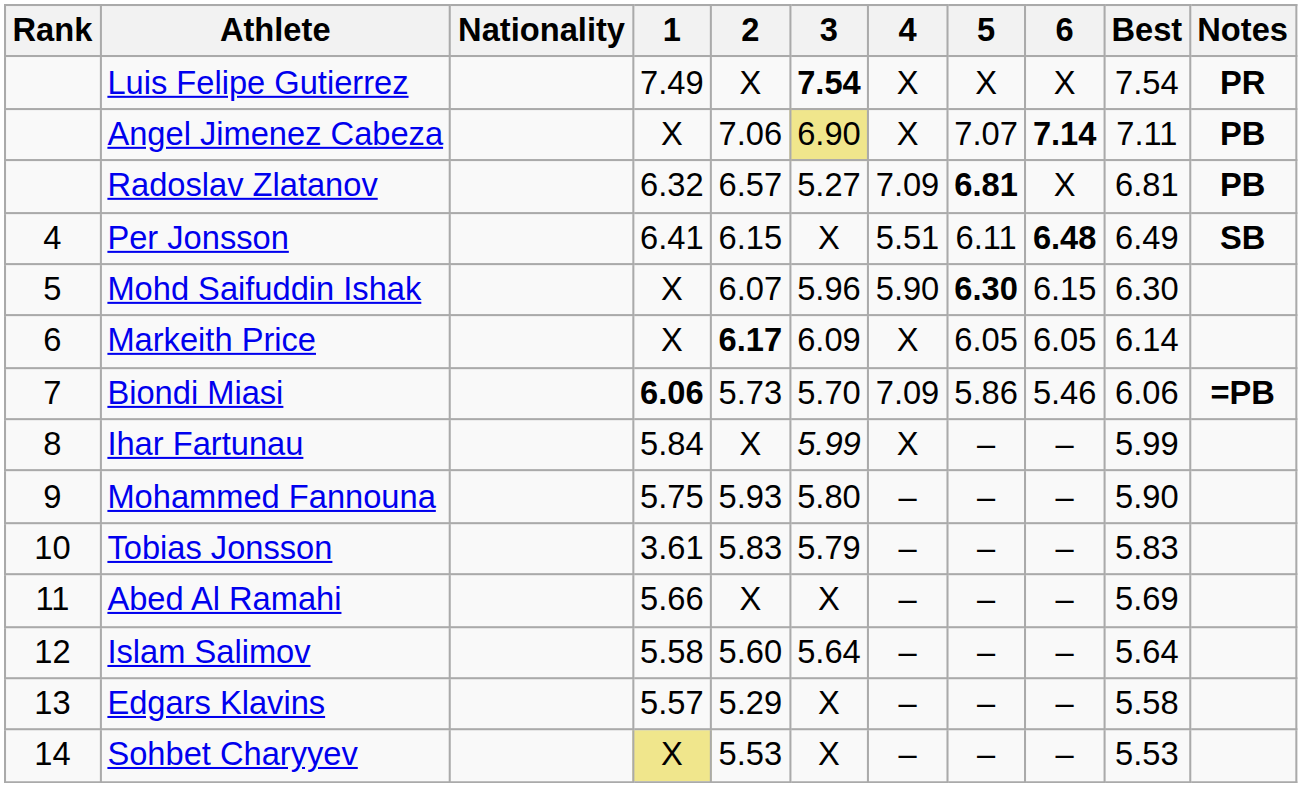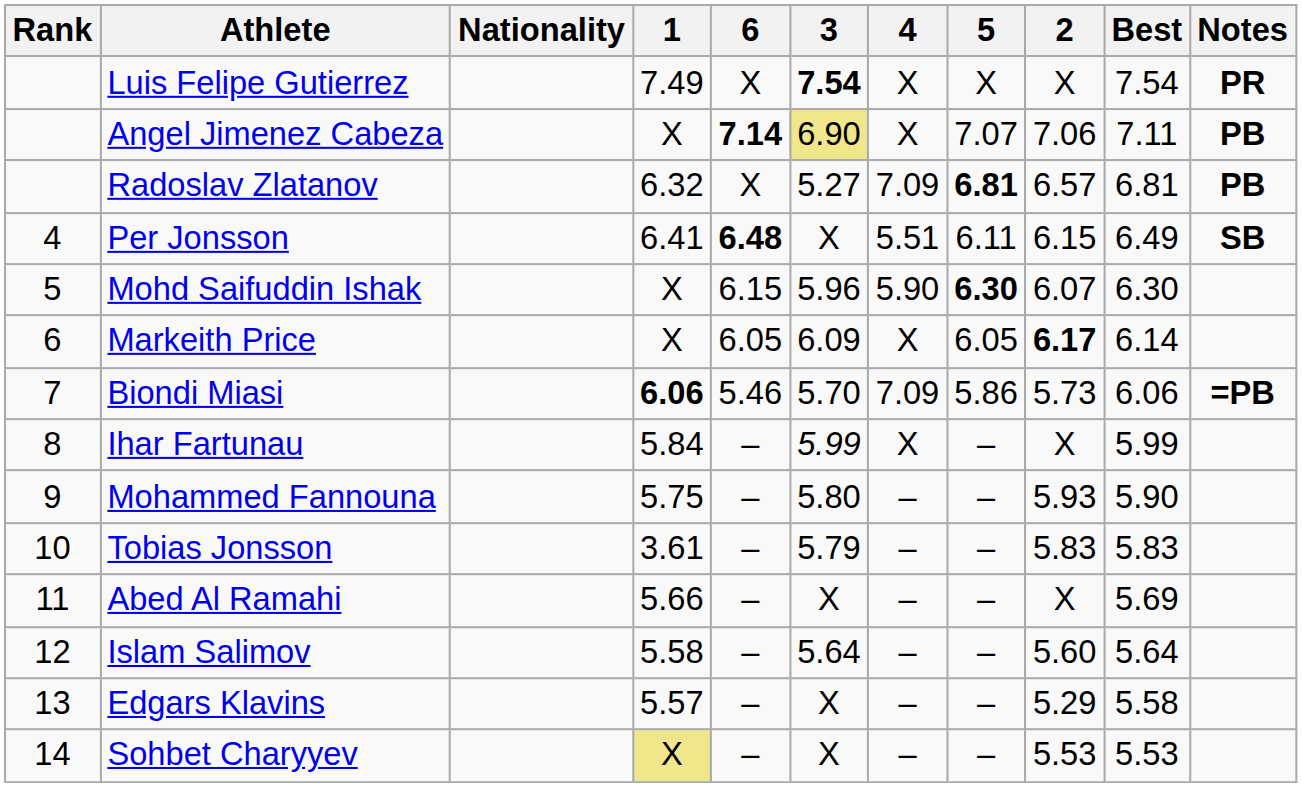columns swapped: (750, 30) <-> (1065, 30)
